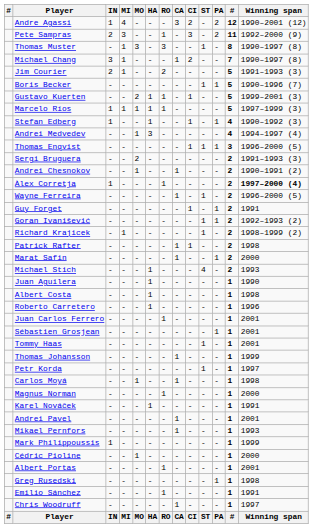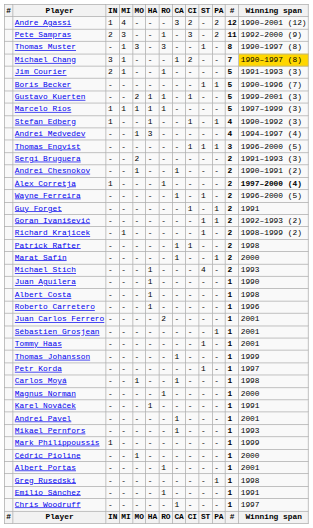(271, 60) no background -> (271, 60) gold background
(163, 72) 2 -> (163, 72) 1
(163, 320) 1 -> (163, 320) 2
